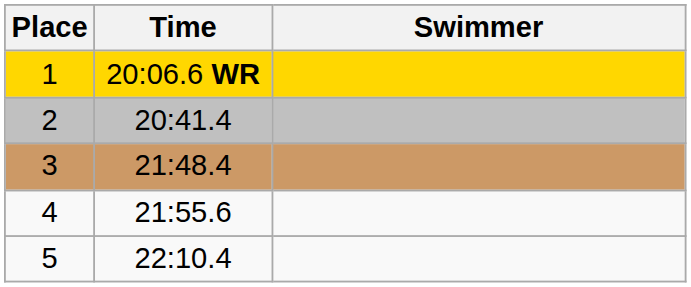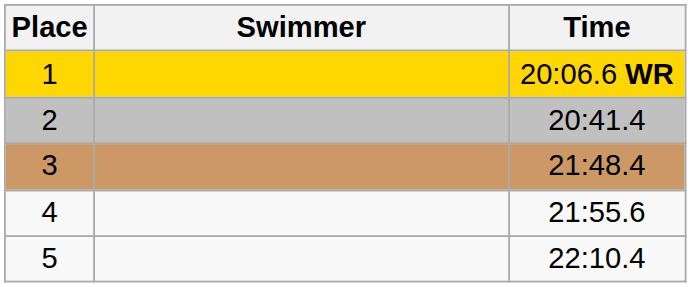columns swapped: (479, 27) <-> (183, 27)
